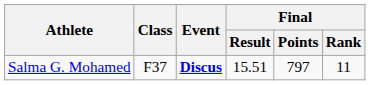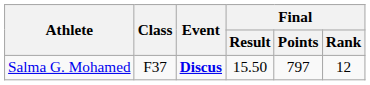(250, 67) 15.51 -> (250, 67) 15.50
(344, 67) 11 -> (344, 67) 12
